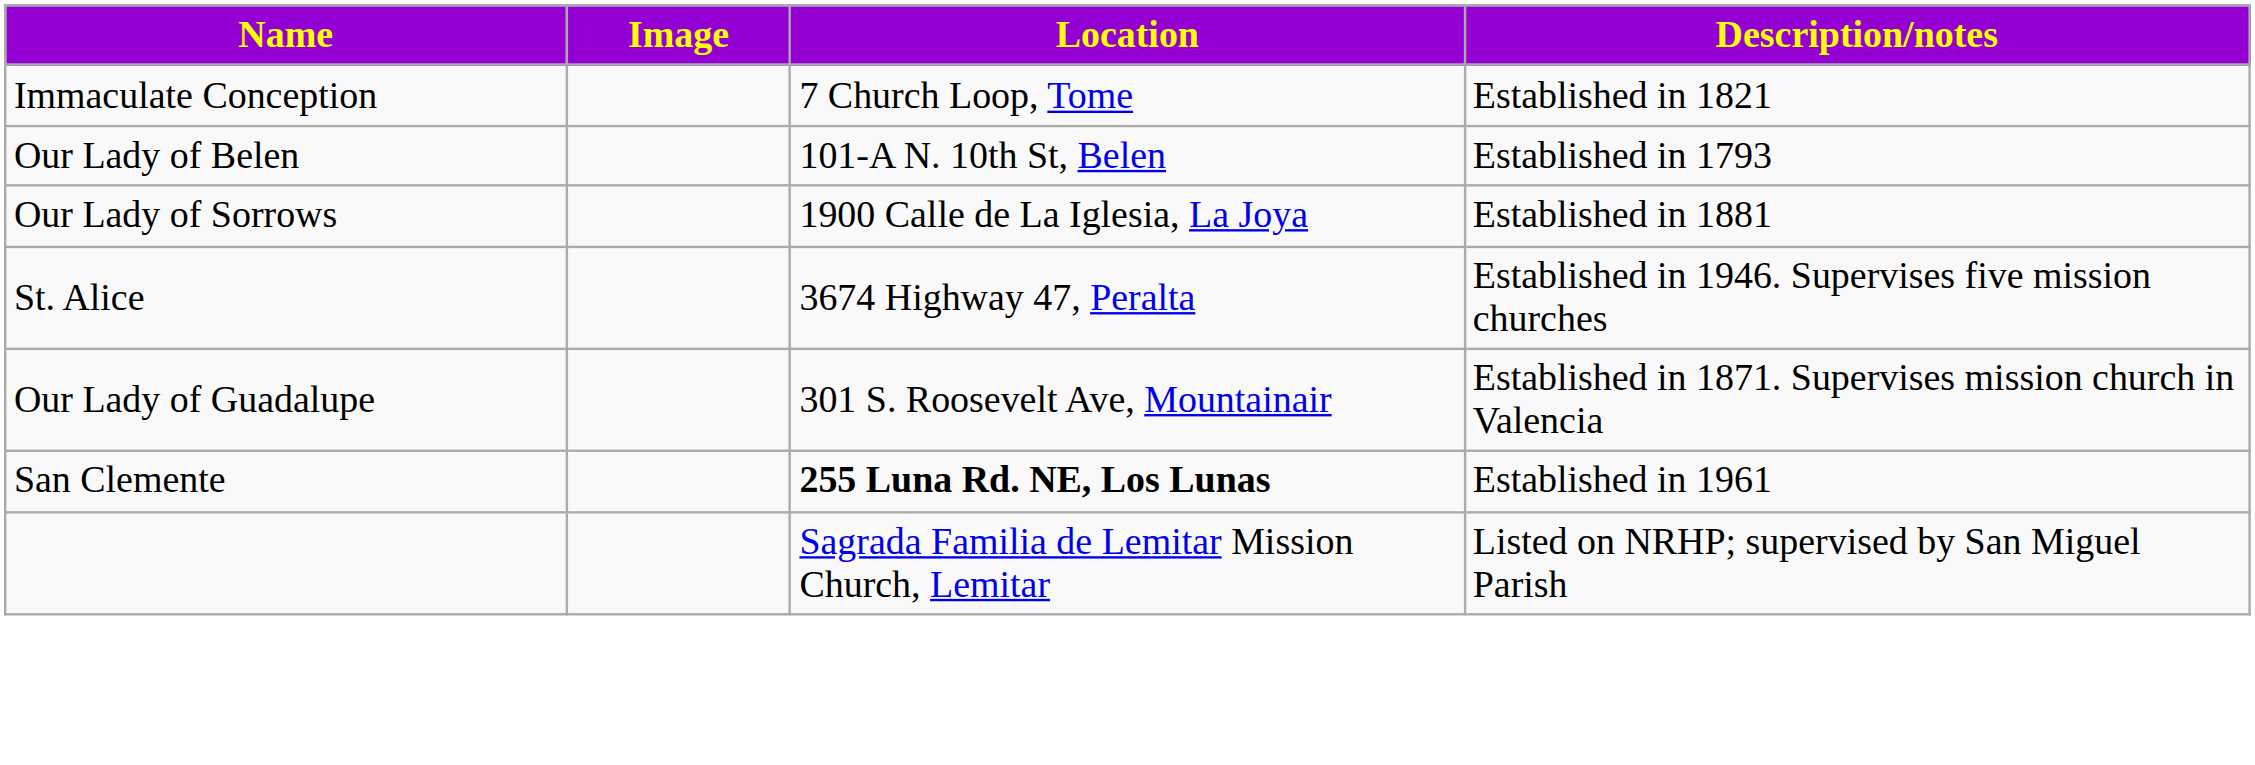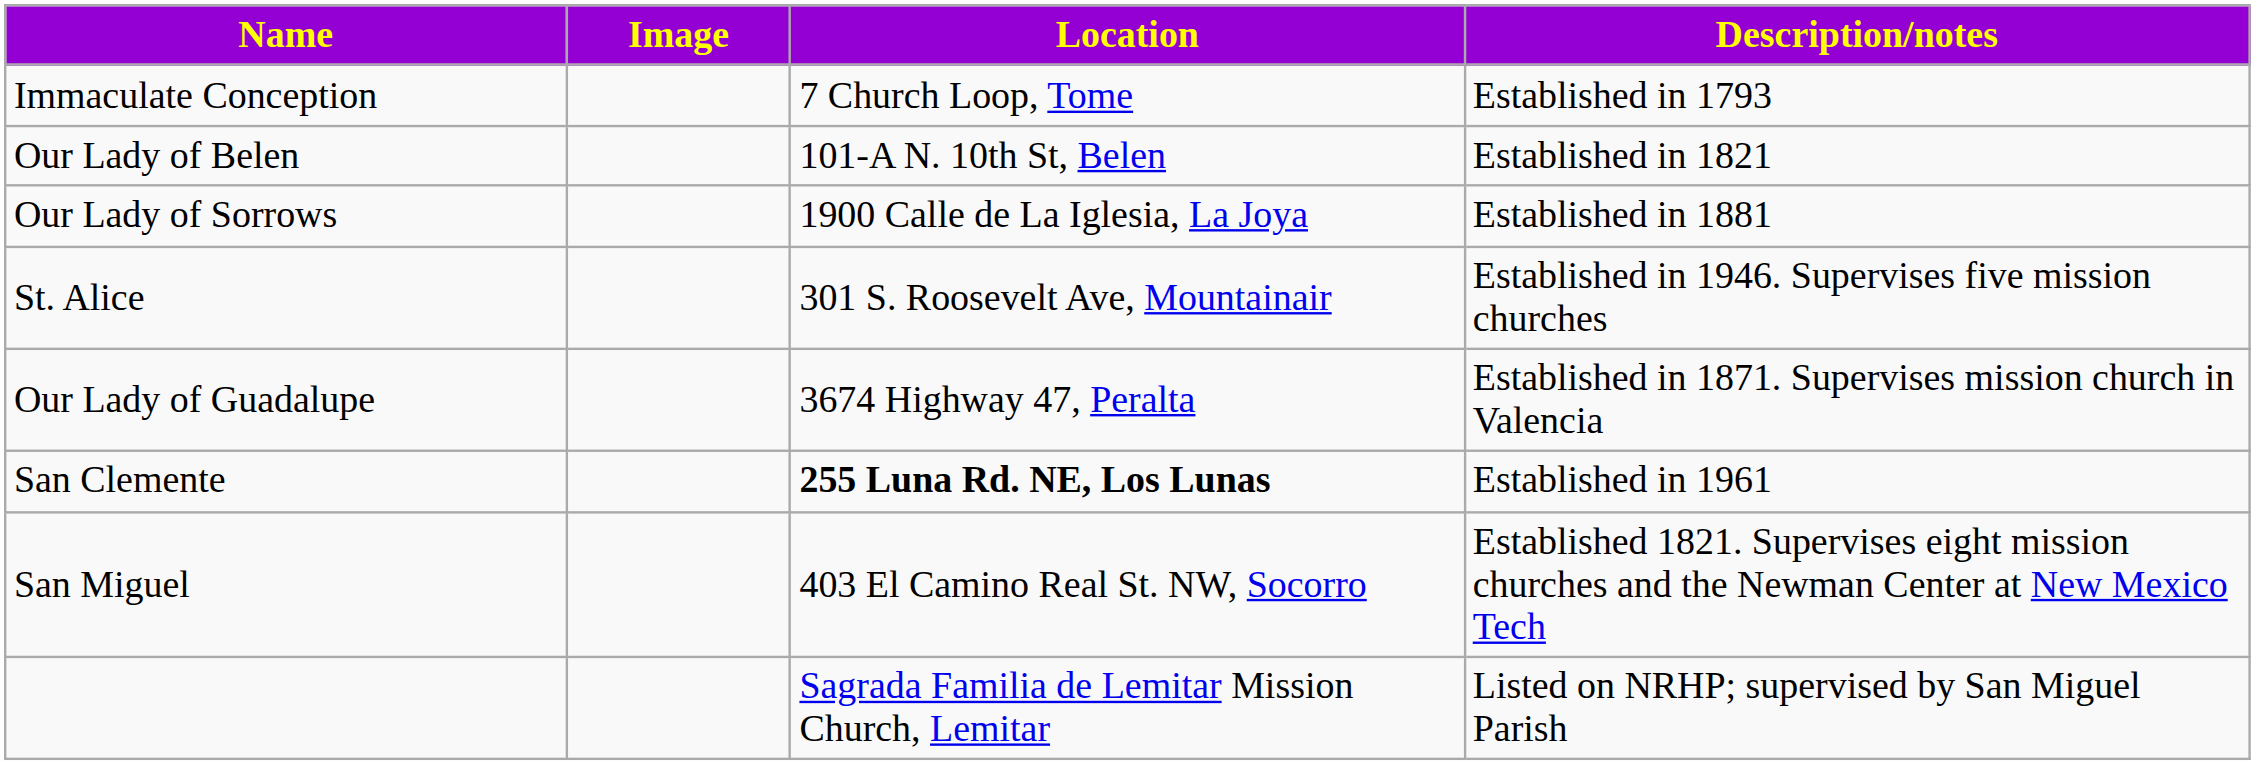(1622, 94) Established in 1821 -> (1622, 94) Established in 1793
(1622, 154) Established in 1793 -> (1622, 154) Established in 1821
(997, 296) 3674 Highway 47, Peralta -> (1066, 296) 301 S. Roosevelt Ave, Mountainair
(1066, 399) 301 S. Roosevelt Ave, Mountainair -> (997, 399) 3674 Highway 47, Peralta
+ row: (102, 583)
